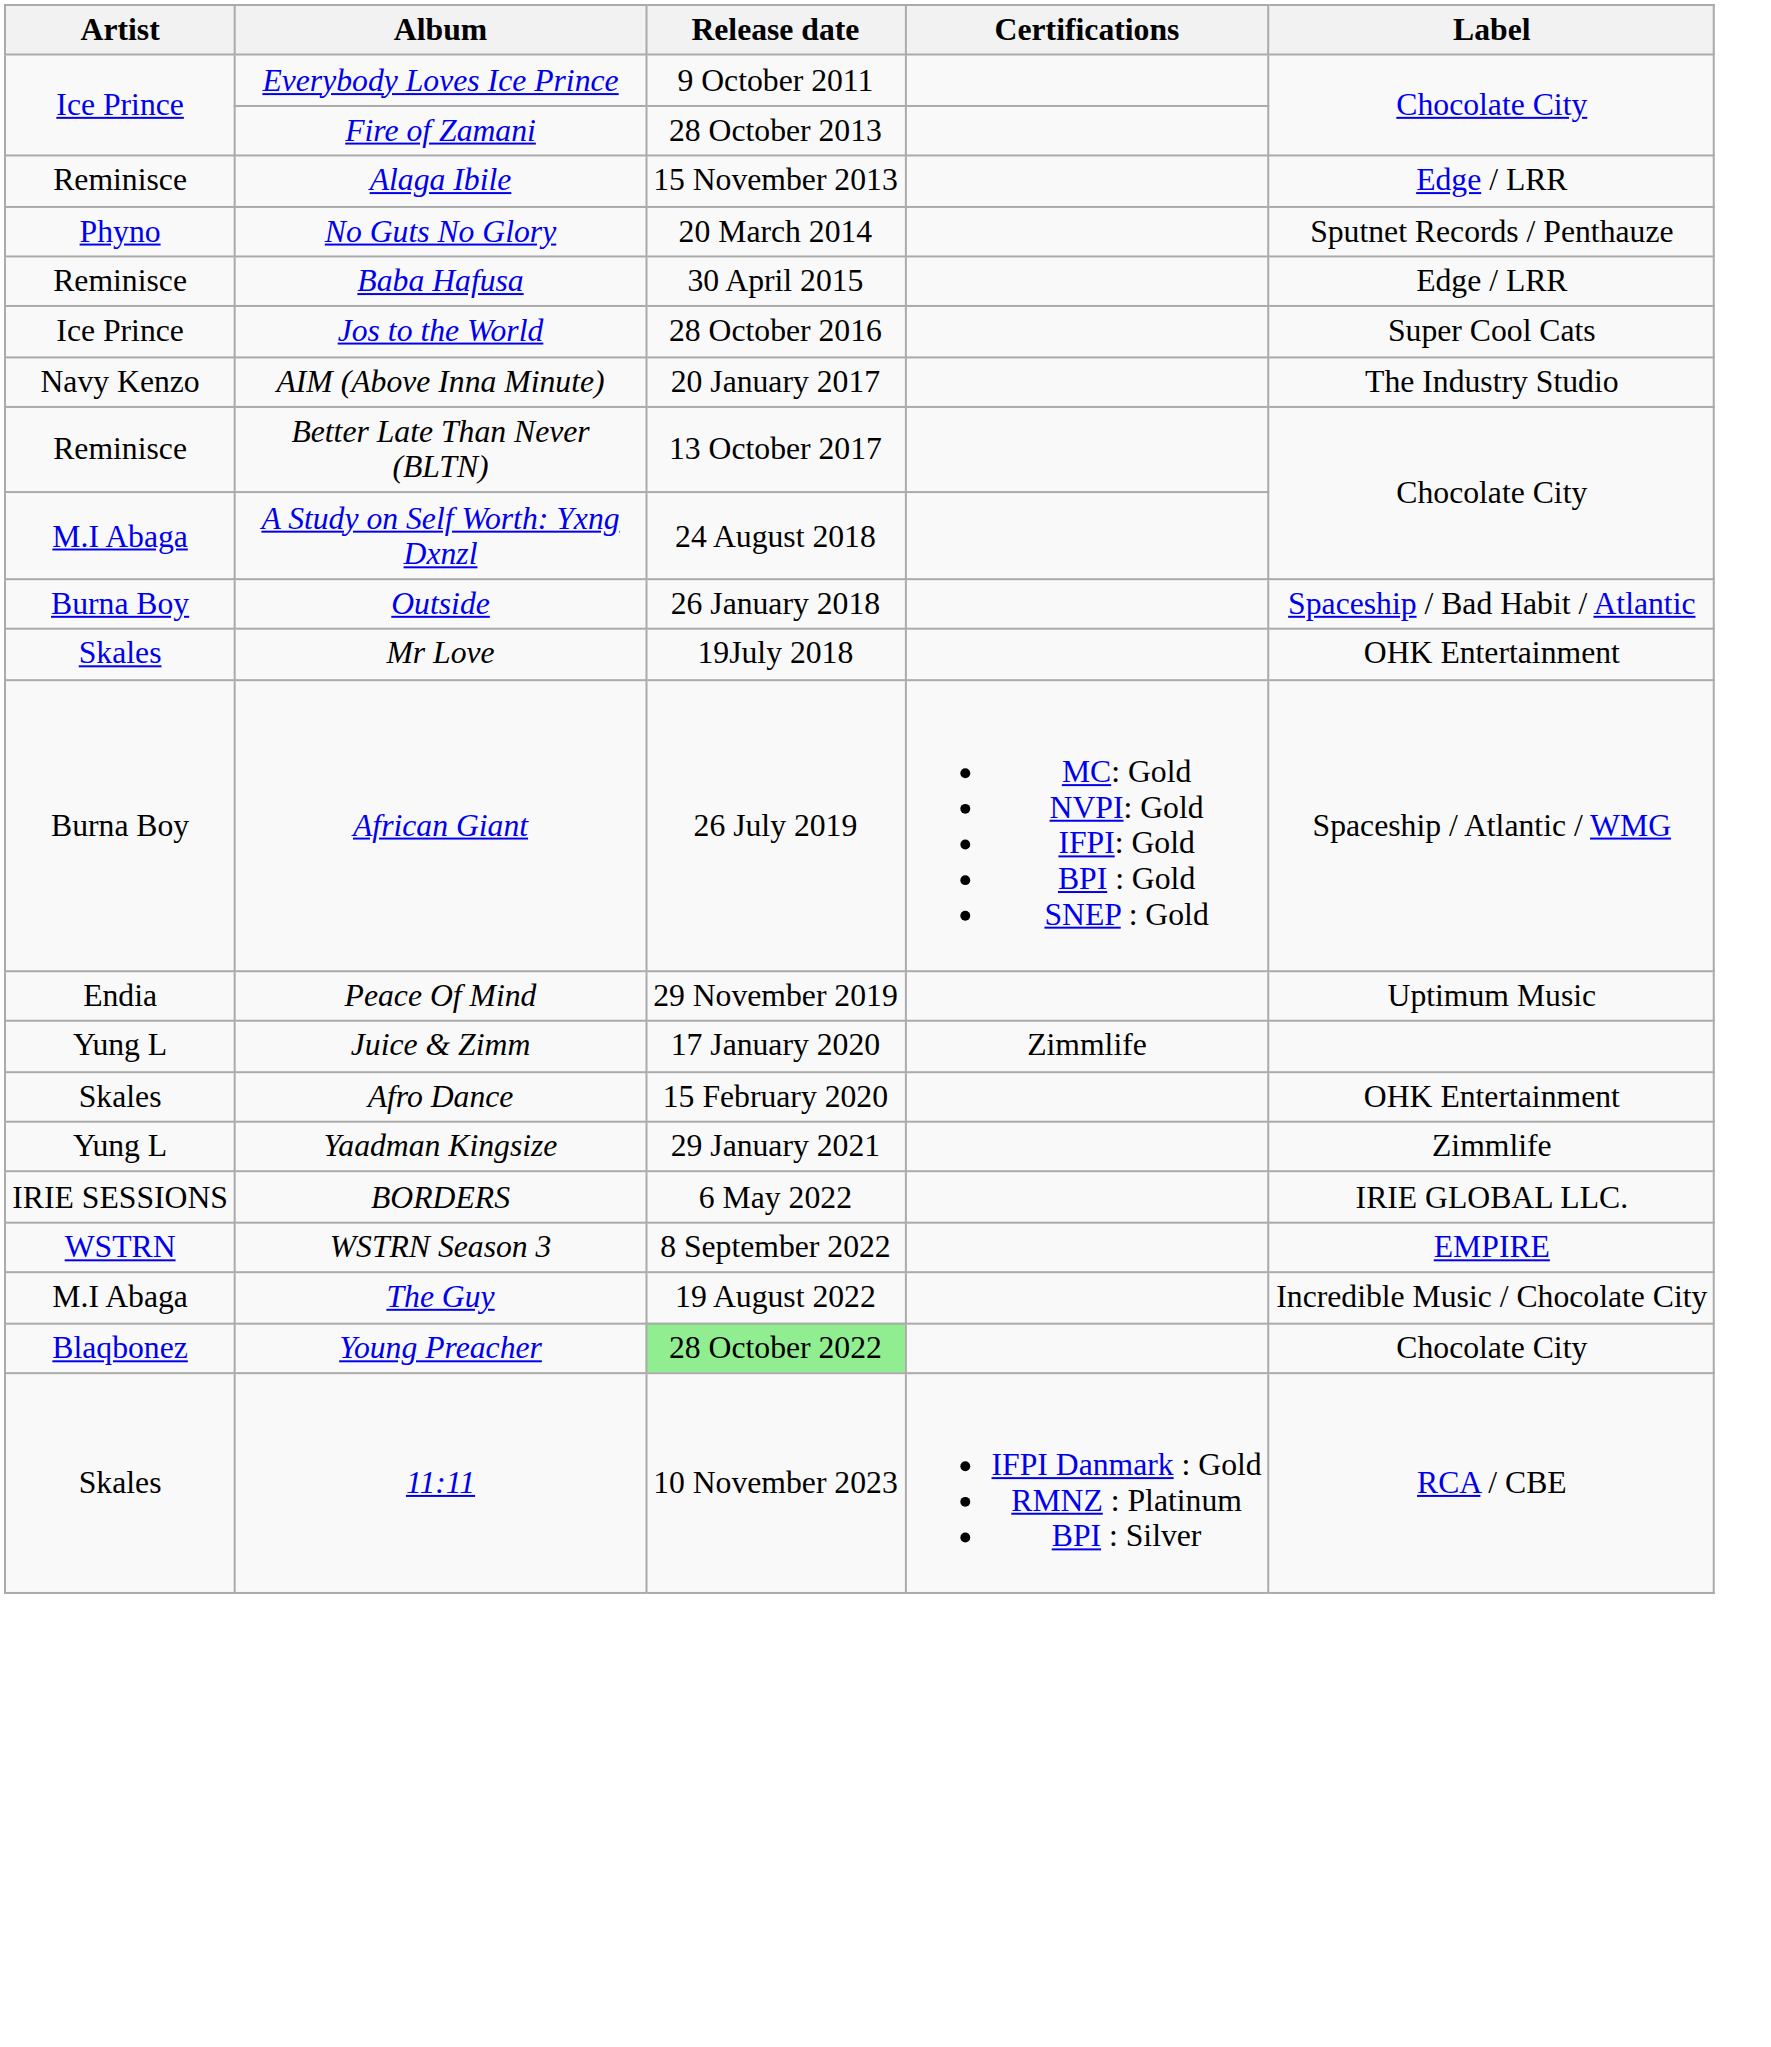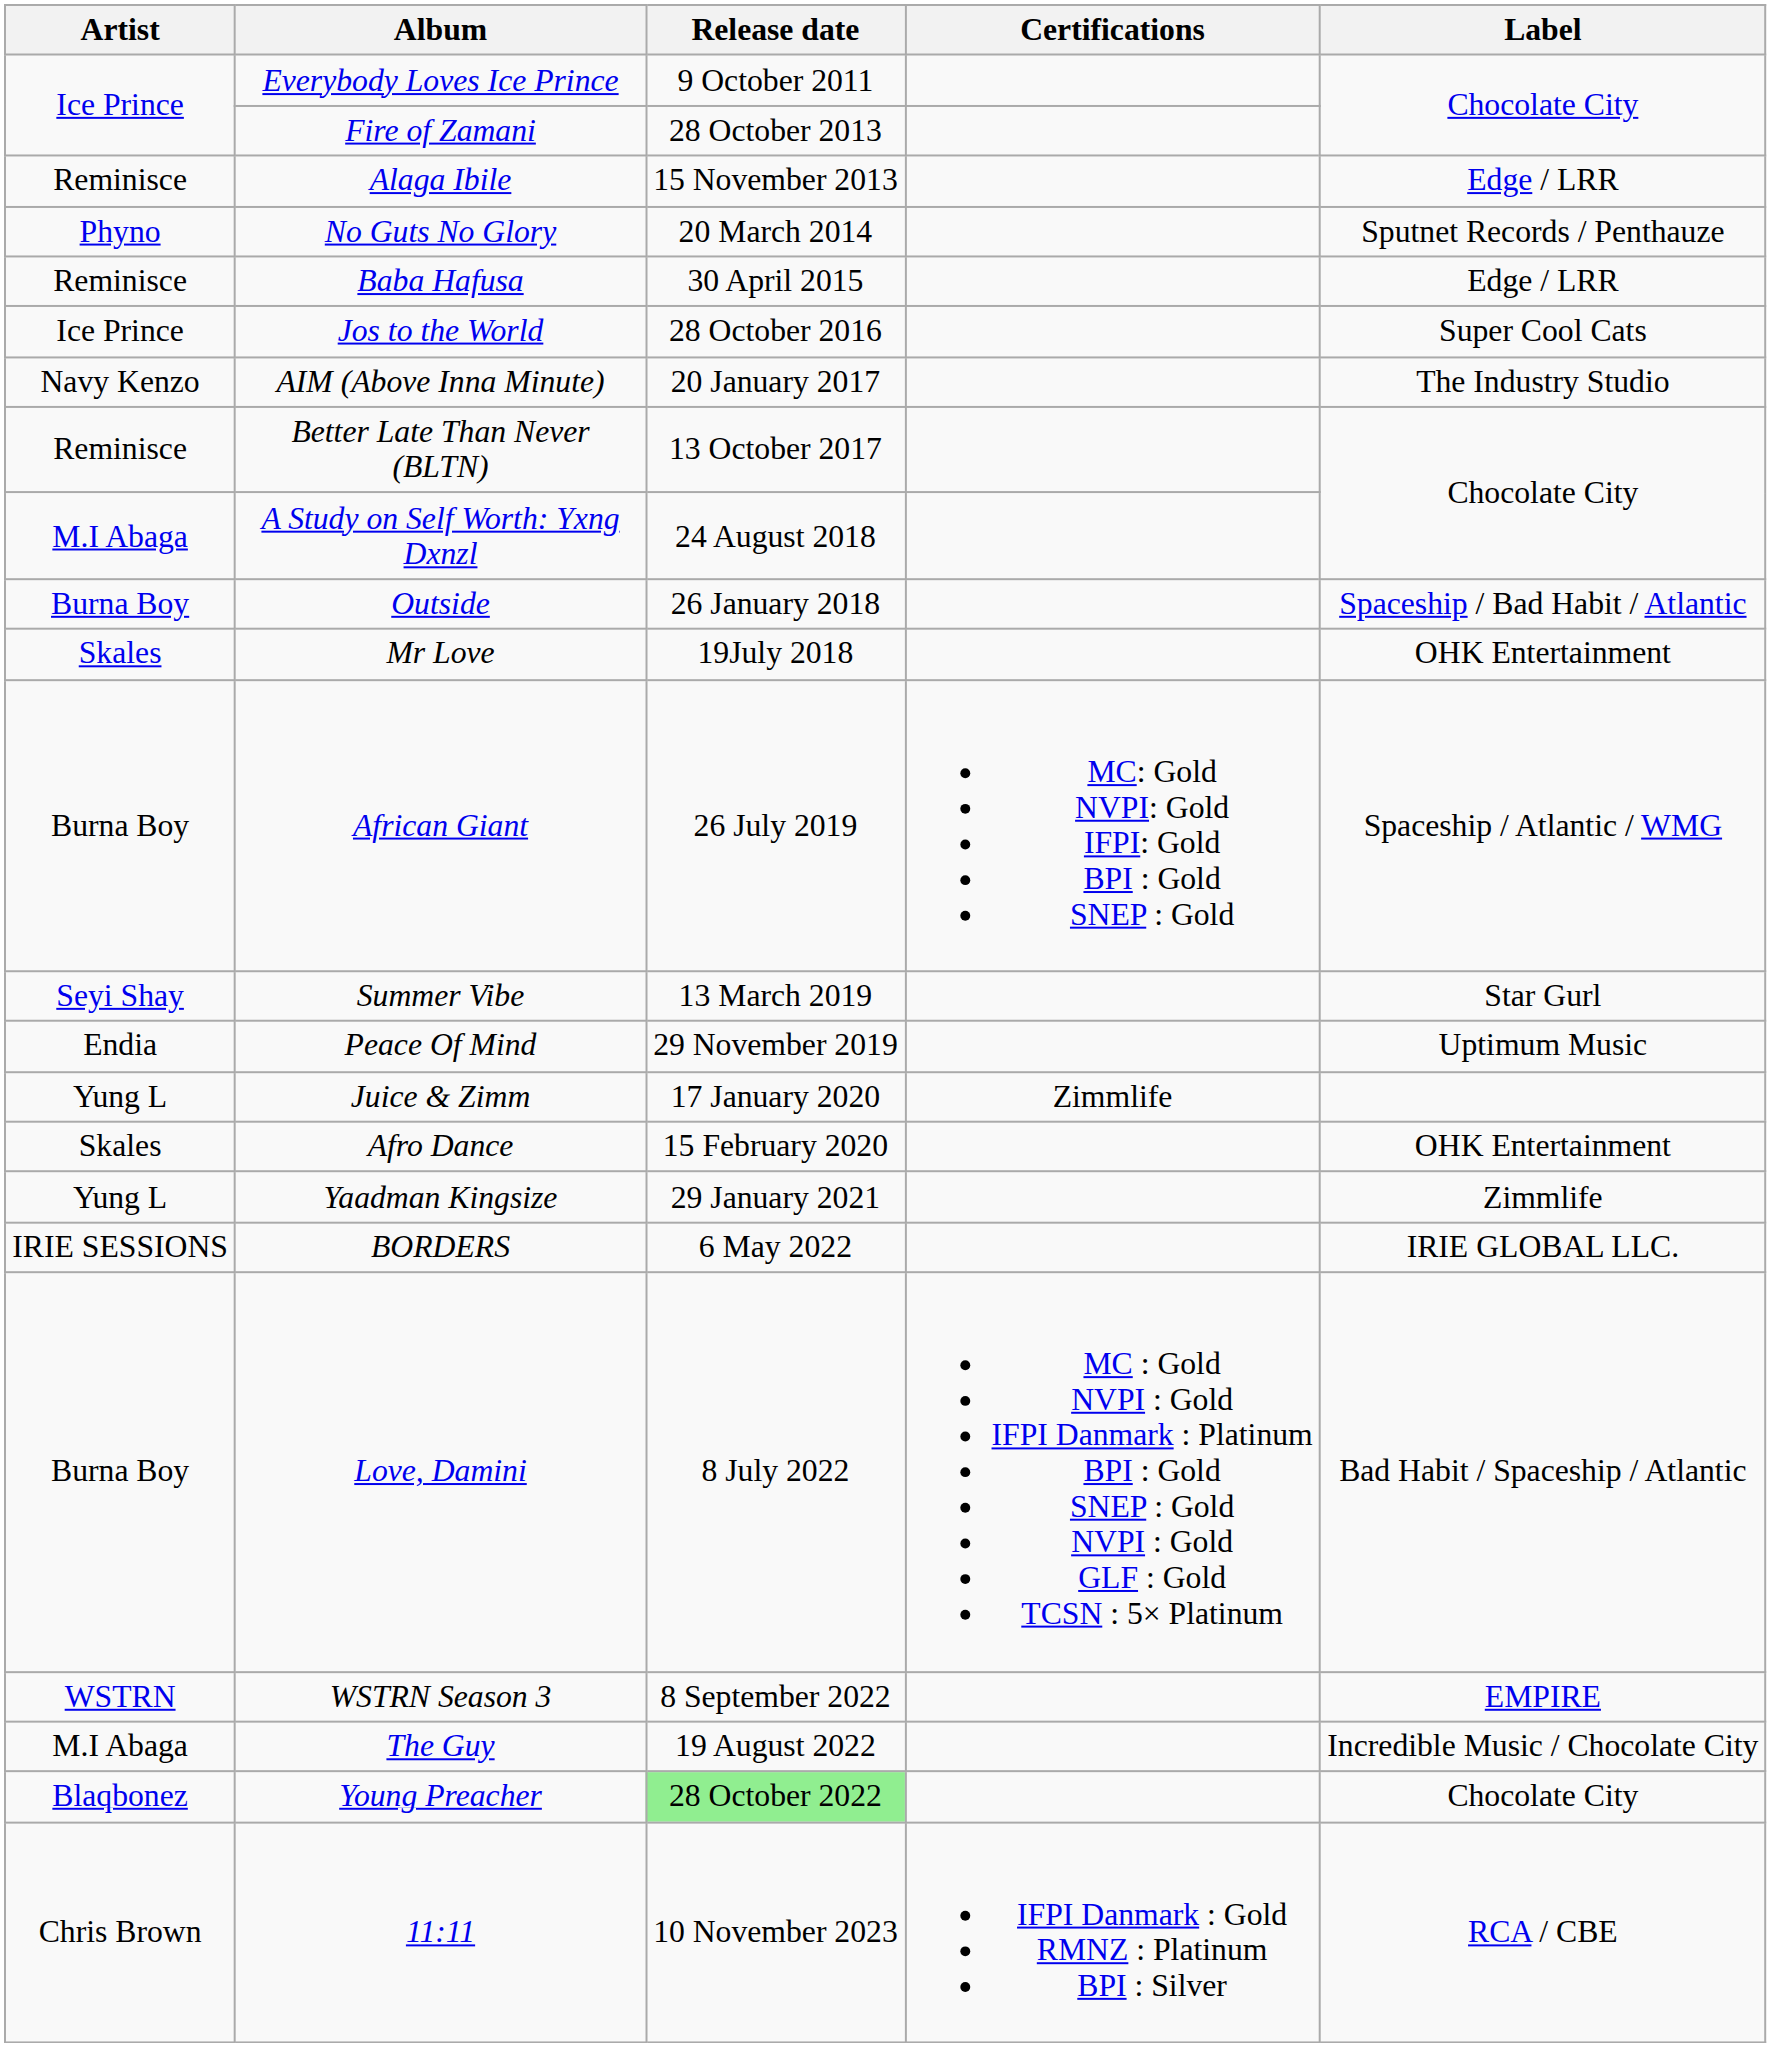+ row: (441, 995)
+ row: (441, 1471)
(120, 1482) Skales -> (120, 1931) Chris Brown
